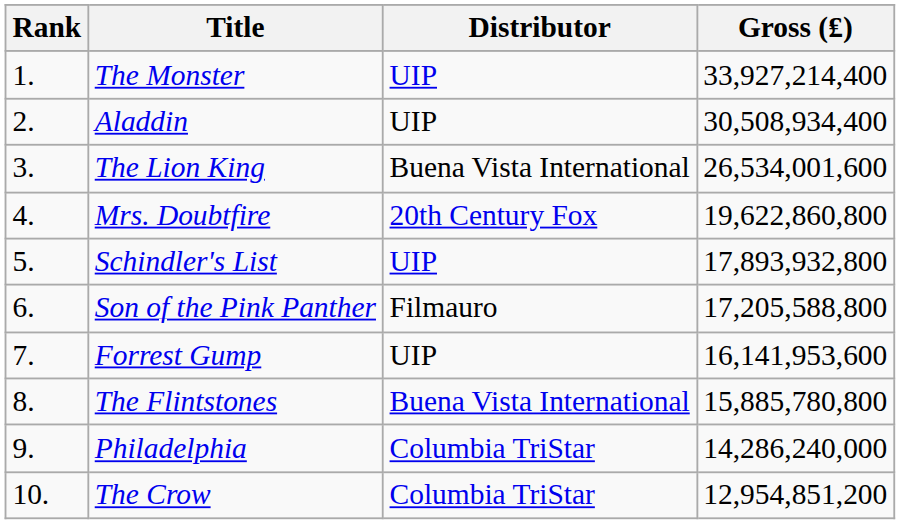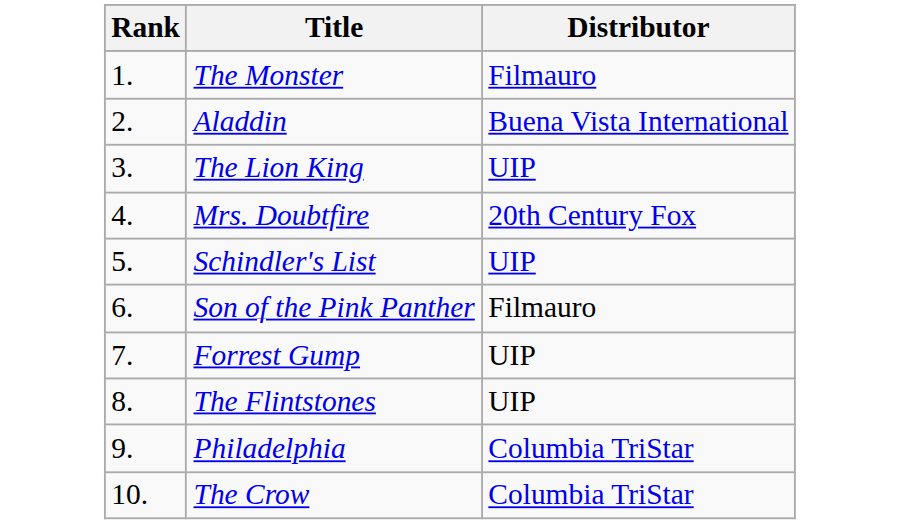- column: (795, 27)
(413, 74) UIP -> (542, 74) Filmauro
(413, 121) UIP -> (638, 121) Buena Vista International
(540, 167) Buena Vista International -> (512, 167) UIP
(540, 401) Buena Vista International -> (512, 401) UIP
